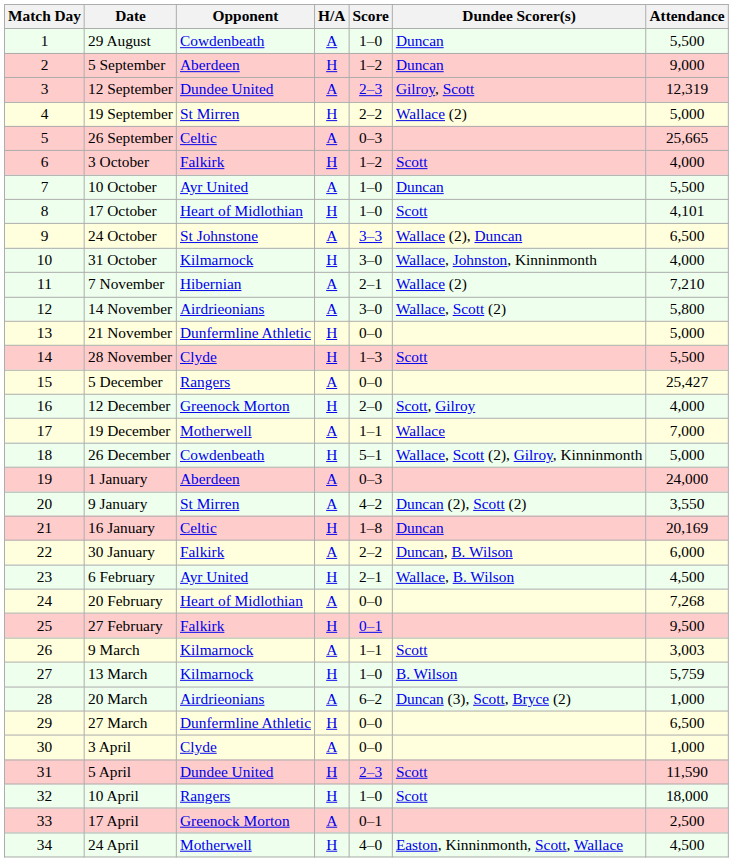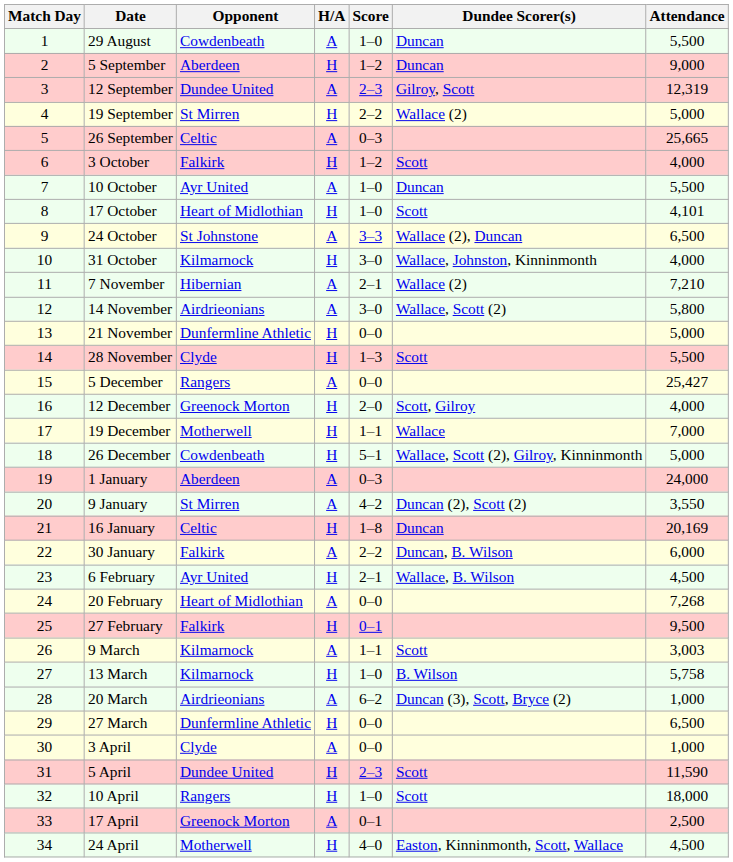(332, 430) A -> (332, 430) H
(687, 674) 5,759 -> (687, 674) 5,758
